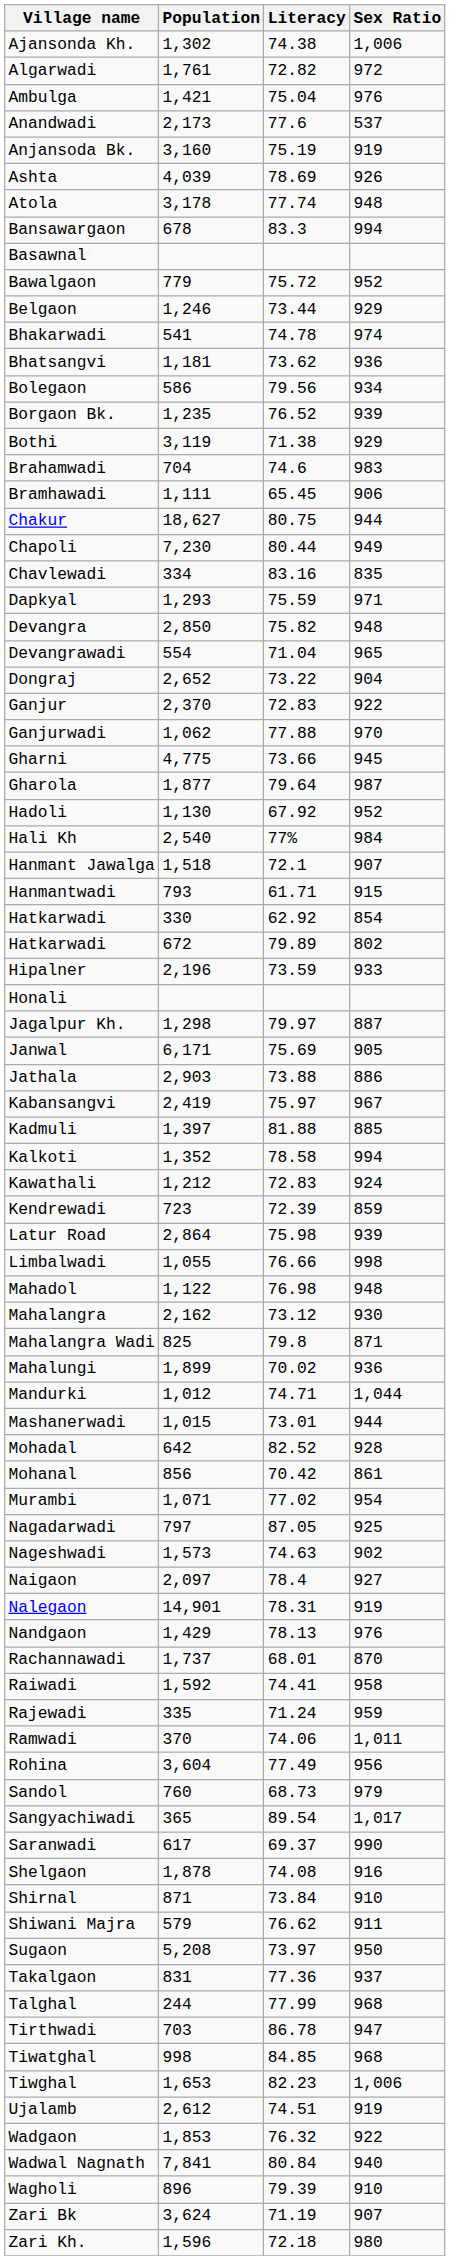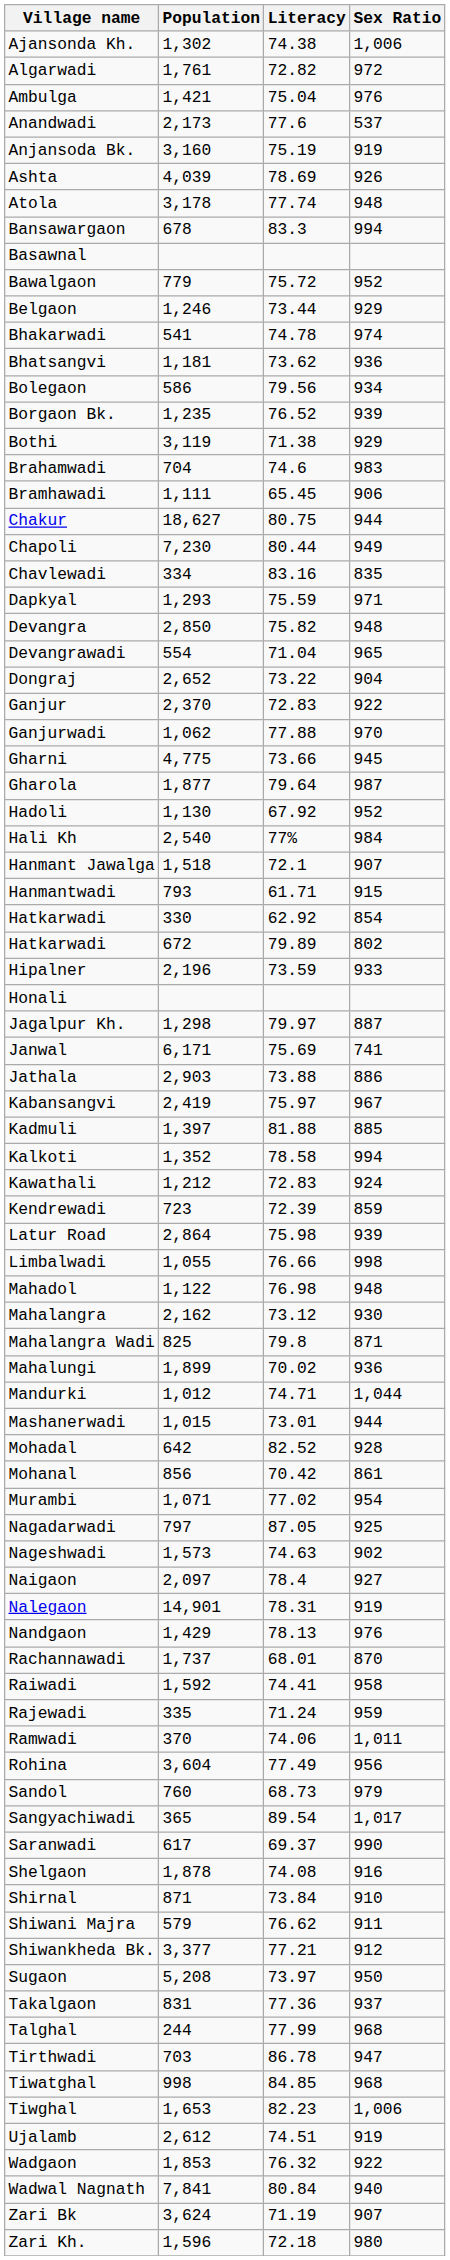(368, 1051) 905 -> (368, 1051) 741
+ row: (82, 1951)
- row: (43, 2190)
